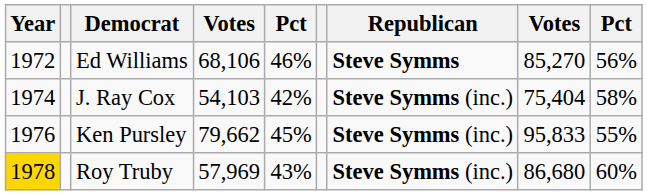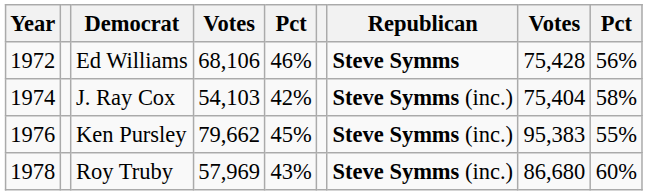(554, 60) 85,270 -> (554, 60) 75,428
(554, 134) 95,833 -> (554, 134) 95,383
(33, 171) gold background -> (33, 171) no background
